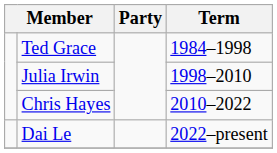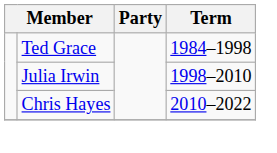- row: (46, 133)
